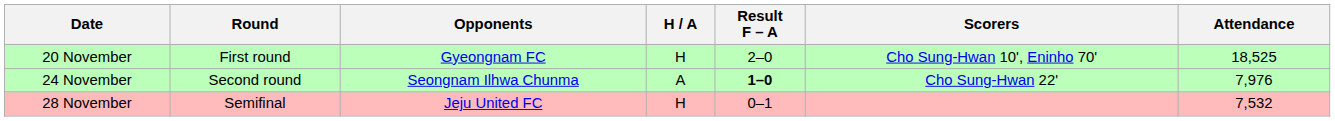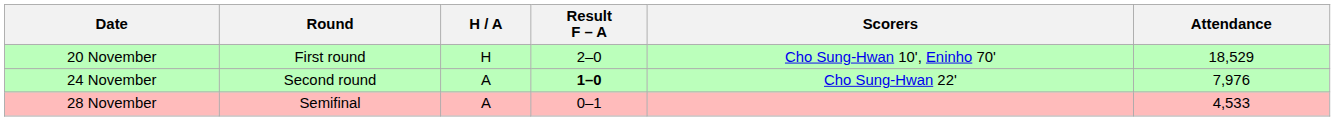- column: (493, 24)
(1254, 56) 18,525 -> (1231, 56) 18,529
(680, 103) H -> (486, 103) A
(1254, 103) 7,532 -> (1231, 103) 4,533
